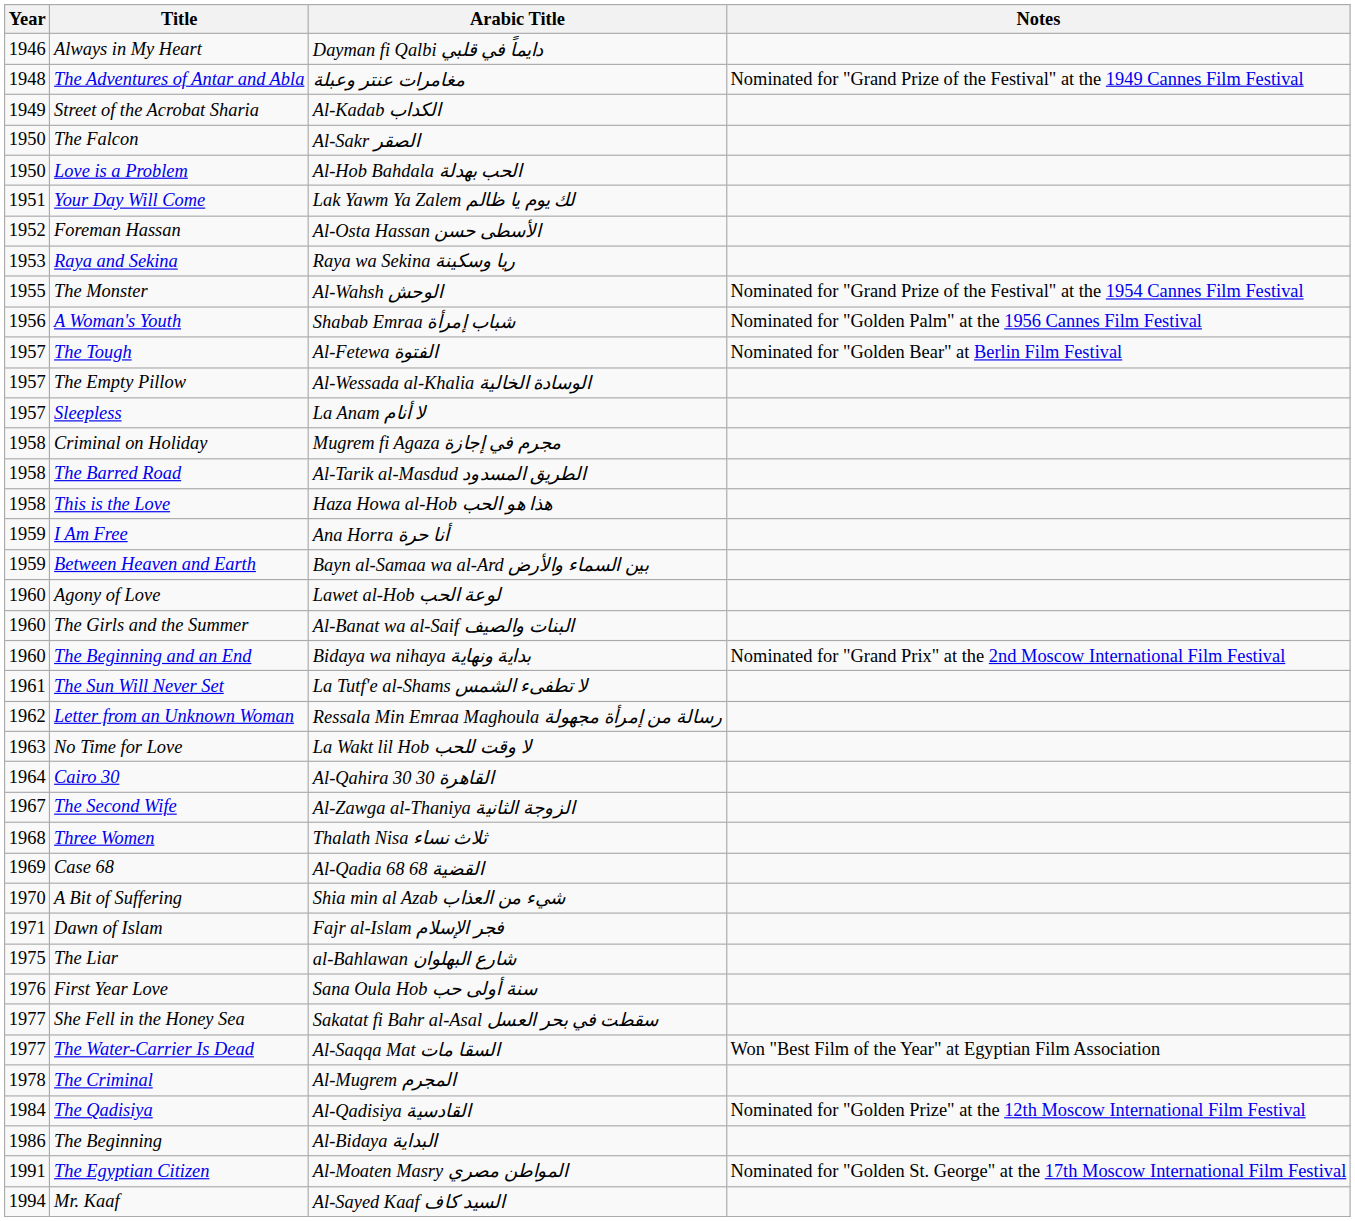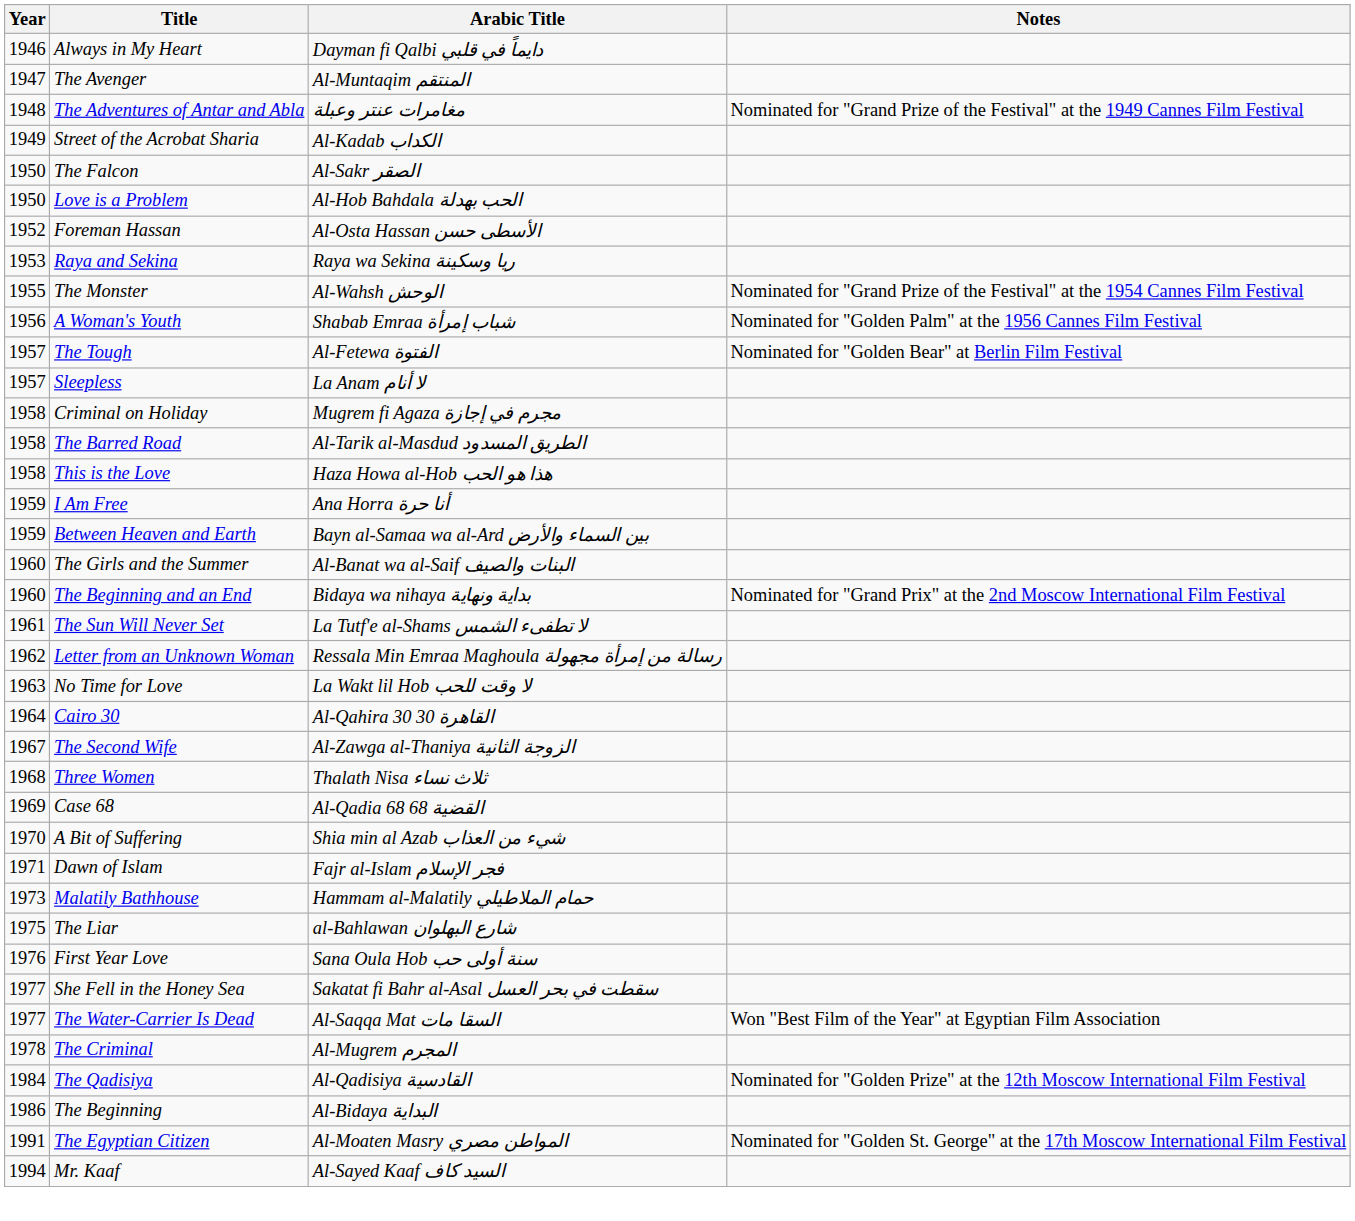+ row: (100, 79)
- row: (130, 200)
- row: (120, 382)
- row: (107, 594)
+ row: (126, 898)
